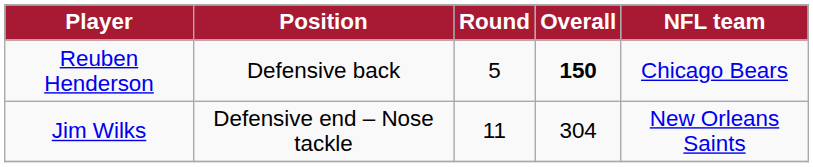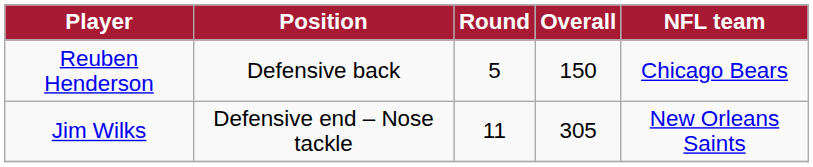(578, 70) bold -> (578, 70) normal
(578, 131) 304 -> (578, 131) 305
